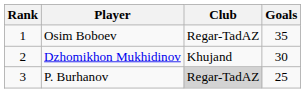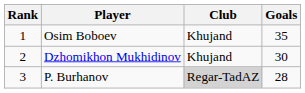(223, 35) Regar-TadAZ -> (209, 35) Khujand
(281, 77) 25 -> (281, 77) 28
